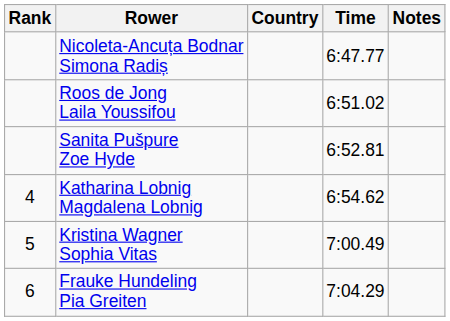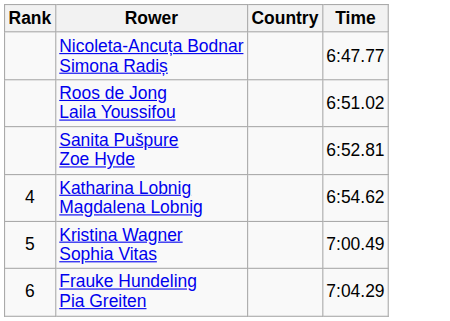- column: (417, 18)
